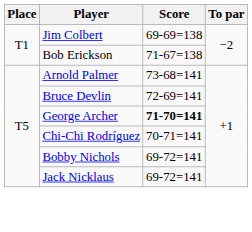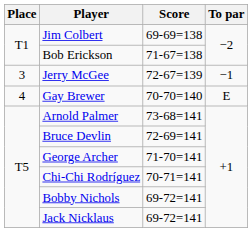+ row: (76, 75)
+ row: (73, 95)
(174, 116) bold -> (174, 156) normal
